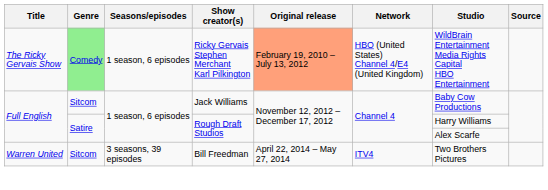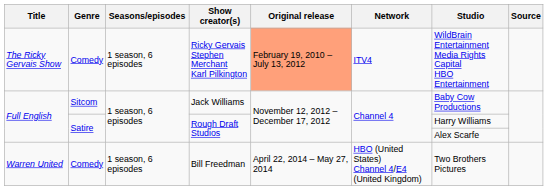(86, 60) lightgreen background -> (87, 60) no background
(389, 60) HBO (United States) Channel 4/E4 (United Kingdom) -> (363, 60) ITV4
(83, 154) Sitcom -> (87, 164) Comedy
(134, 154) 3 seasons, 39 episodes -> (130, 164) 1 season, 6 episodes
(364, 154) ITV4 -> (388, 164) HBO (United States) Channel 4/E4 (United Kingdom)
